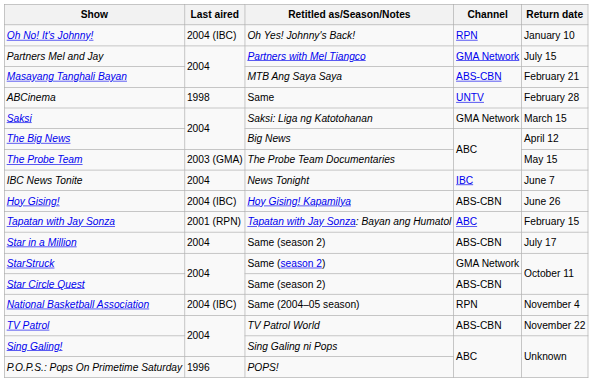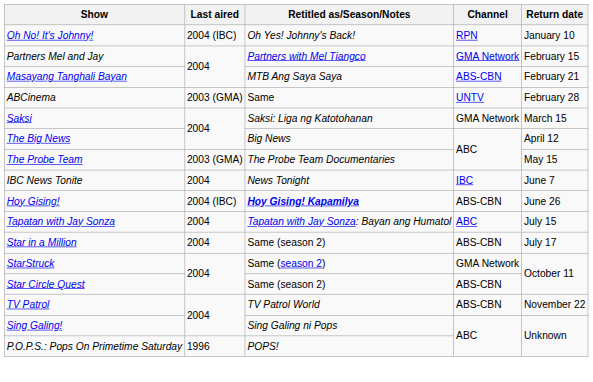(540, 56) July 15 -> (552, 56) February 15
(198, 98) 1998 -> (215, 98) 2003 (GMA)
(299, 201) normal -> (303, 201) bold
(214, 222) 2001 (RPN) -> (198, 222) 2004
(552, 222) February 15 -> (540, 222) July 15
- row: (78, 305)
